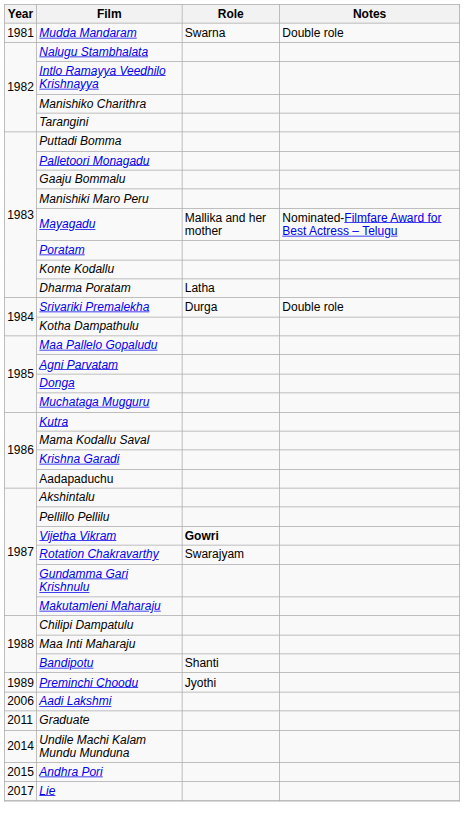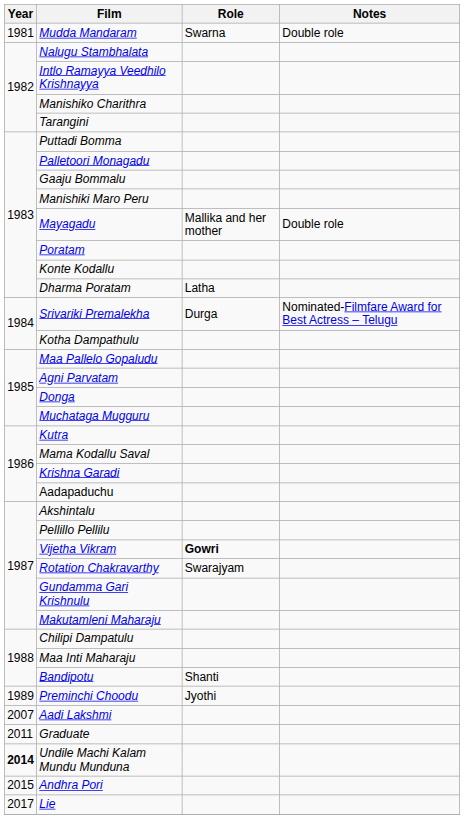(362, 224) Nominated-Filmfare Award for Best Actress – Telugu -> (313, 224) Double role
(313, 307) Double role -> (362, 314) Nominated-Filmfare Award for Best Actress – Telugu
(20, 701) 2006 -> (20, 715) 2007
(20, 746) normal -> (20, 759) bold
